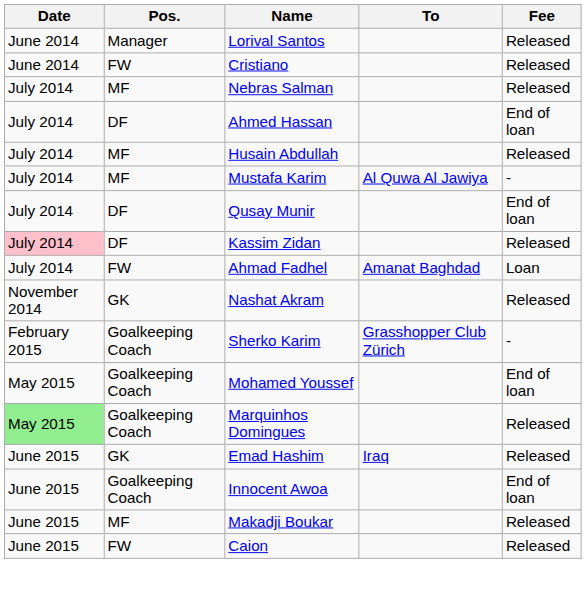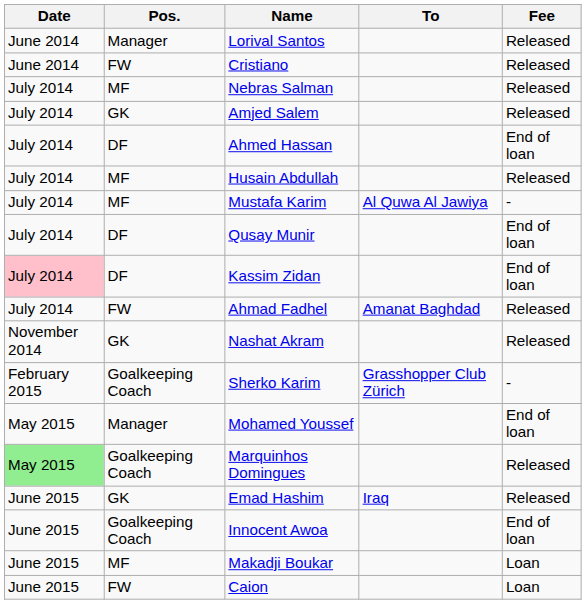+ row: (274, 112)
(538, 243) Released -> (528, 276) End of loan
(523, 267) Loan -> (538, 308) Released
(150, 382) Goalkeeping Coach -> (138, 423) Manager
(538, 521) Released -> (523, 563) Loan
(538, 546) Released -> (523, 587) Loan
